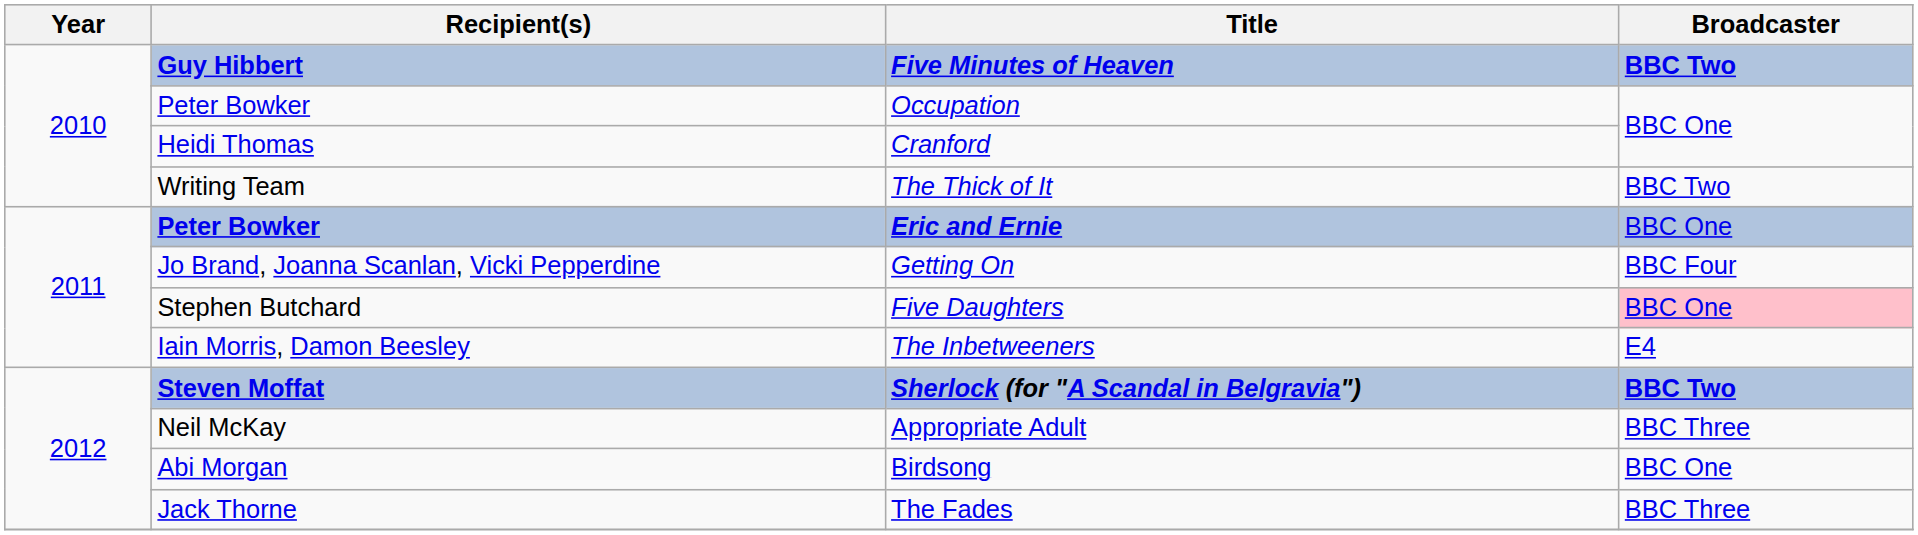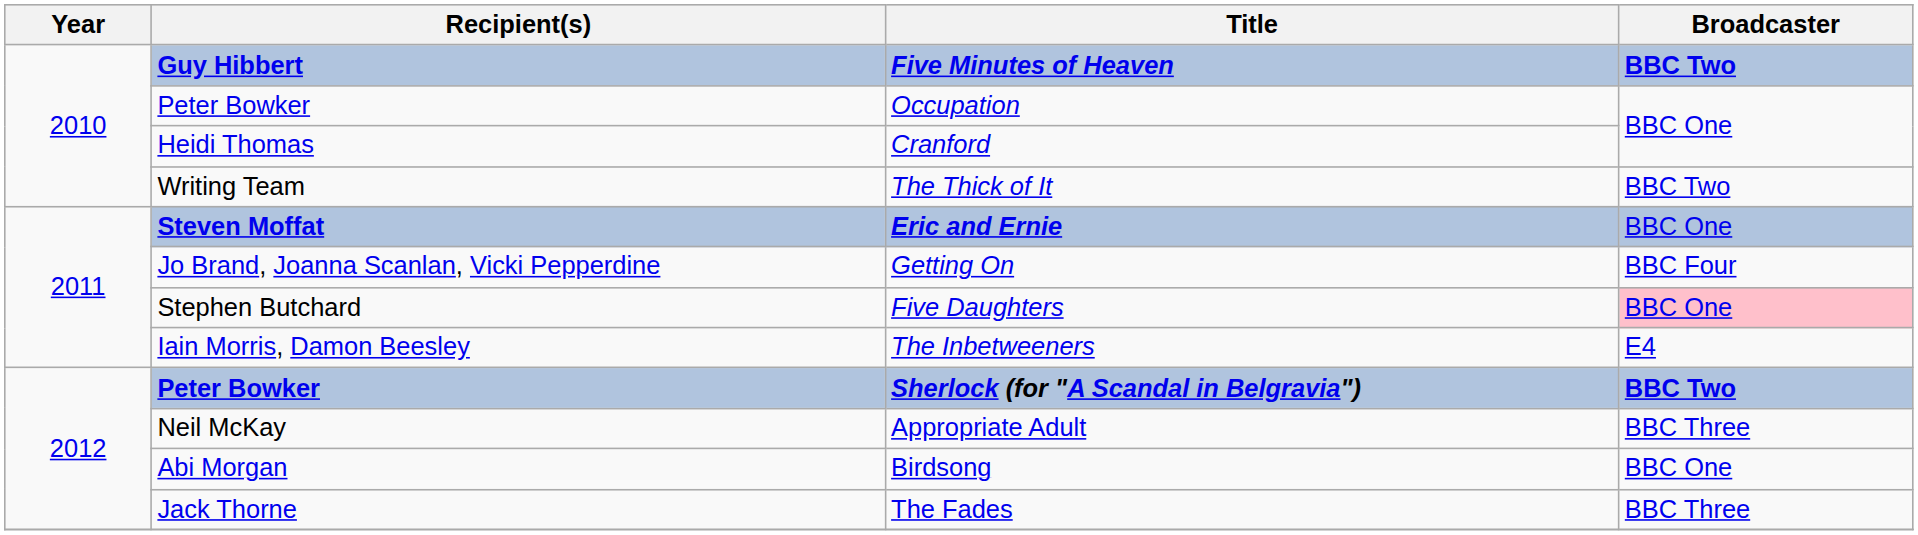(239, 226) Peter Bowker -> (241, 226) Steven Moffat
(241, 387) Steven Moffat -> (239, 387) Peter Bowker
